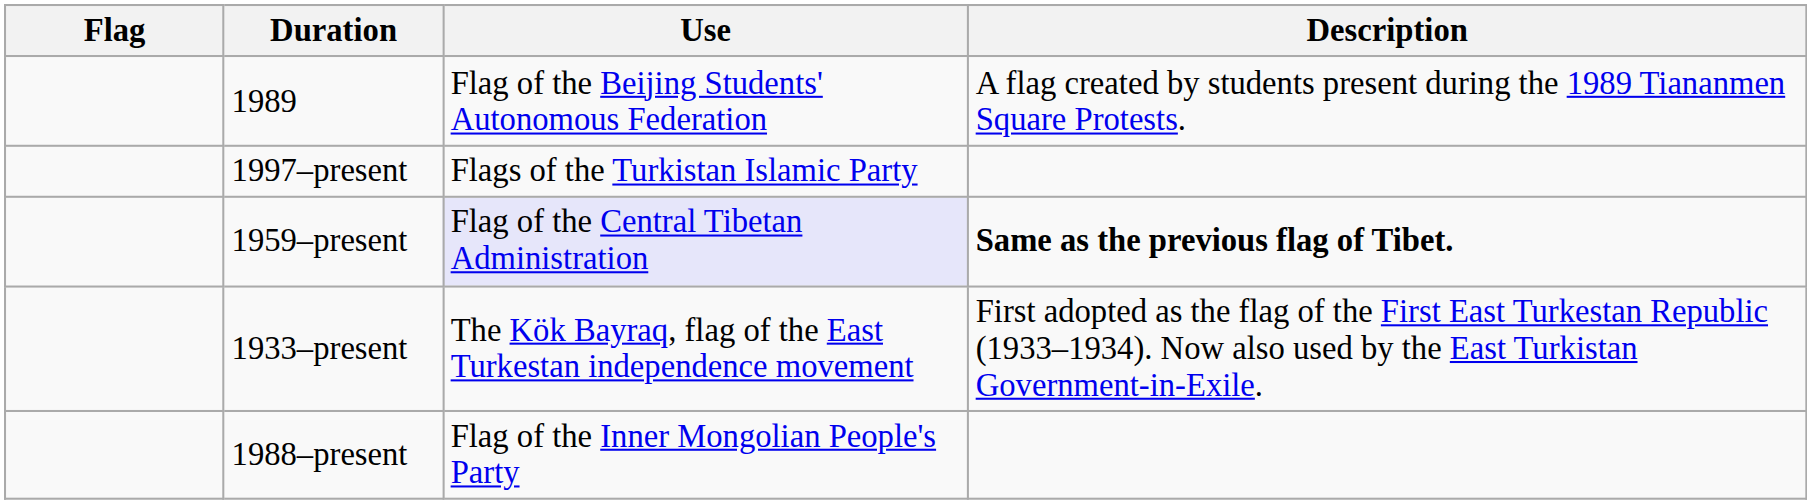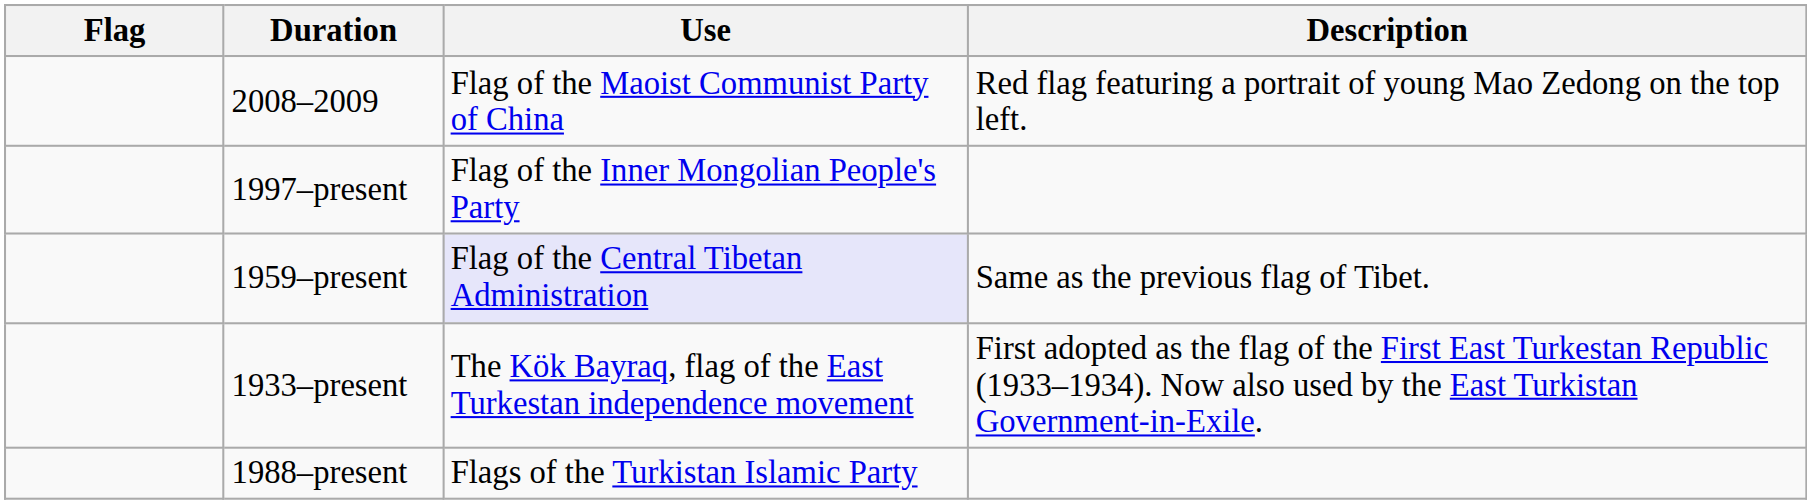+ row: (305, 100)
- row: (264, 100)
(684, 170) Flags of the Turkistan Islamic Party -> (693, 188) Flag of the Inner Mongolian People's Party
(1215, 240) bold -> (1203, 277) normal
(693, 454) Flag of the Inner Mongolian People's Party -> (684, 472) Flags of the Turkistan Islamic Party
